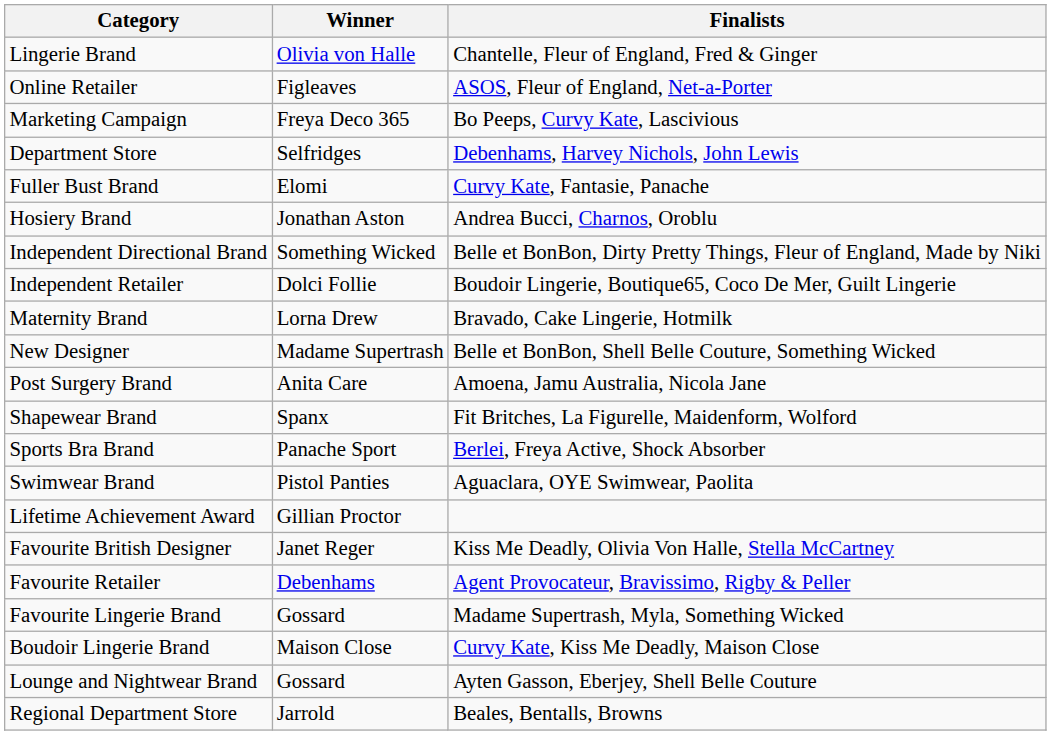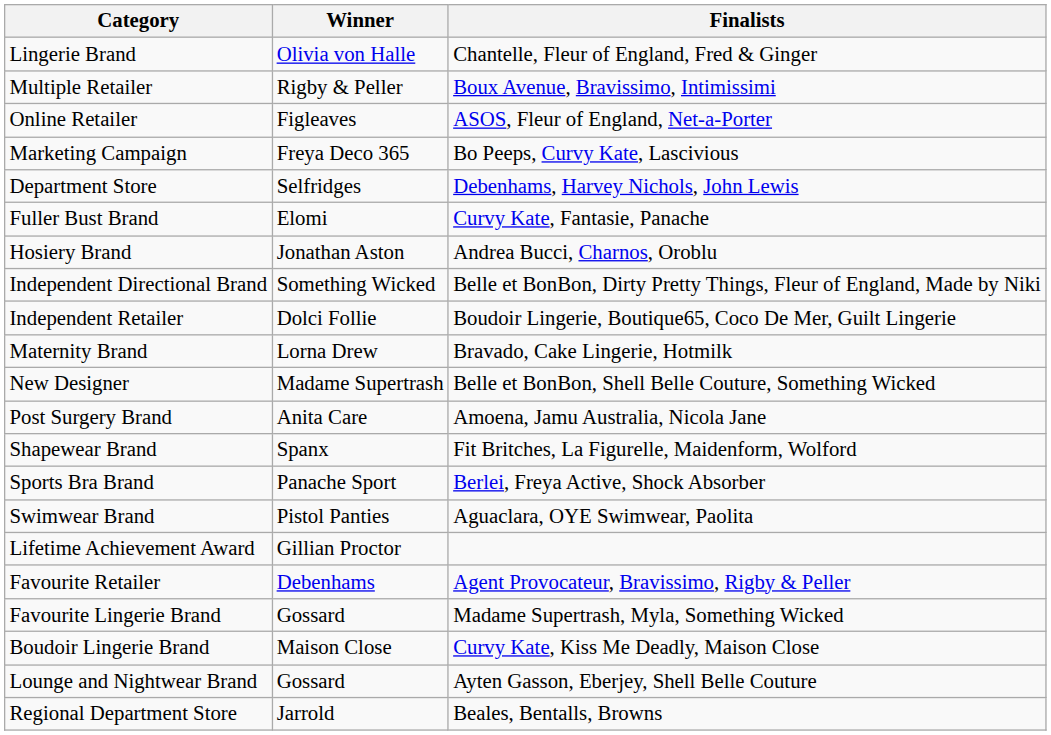+ row: (81, 86)
- row: (120, 548)
